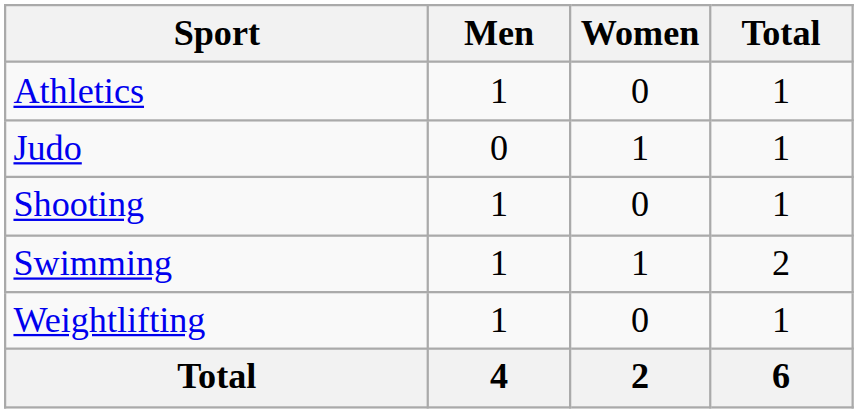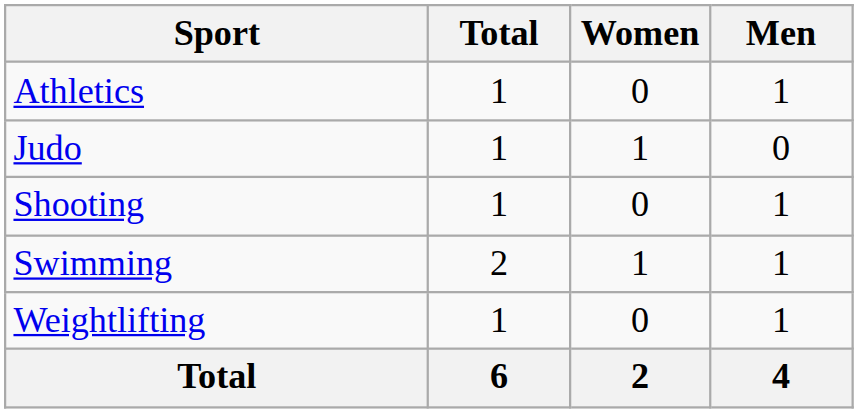columns swapped: (499, 33) <-> (781, 33)
